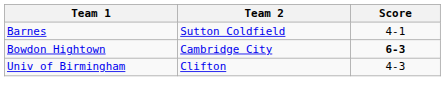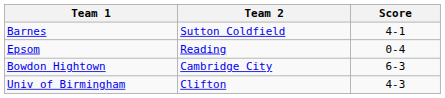+ row: (23, 49)
(395, 49) bold -> (395, 67) normal
